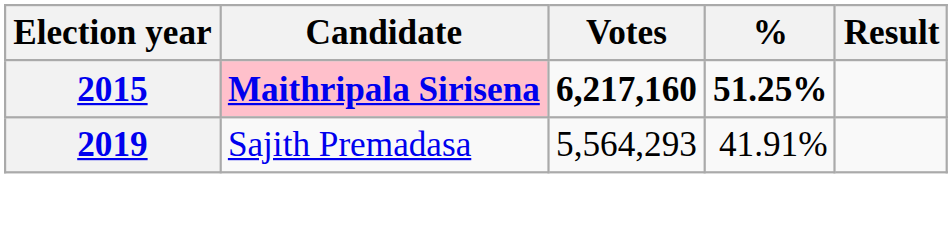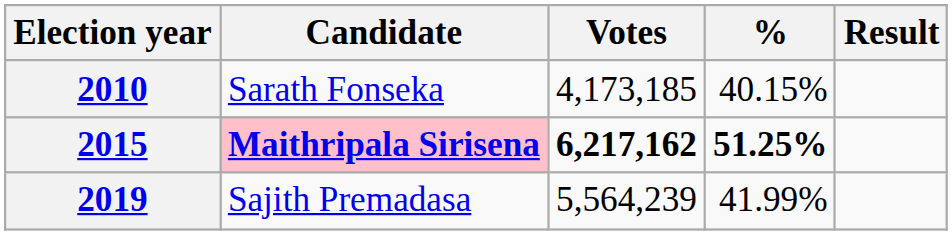+ row: (112, 88)
(626, 88) 6,217,160 -> (626, 144) 6,217,162
(626, 144) 5,564,293 -> (626, 199) 5,564,239
(773, 144) 41.91% -> (773, 199) 41.99%
